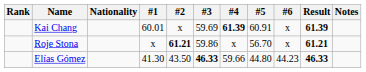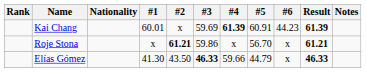(287, 28) x -> (287, 28) 44.23
(261, 59) 44.80 -> (261, 59) 44.79
(287, 59) 44.23 -> (287, 59) x
